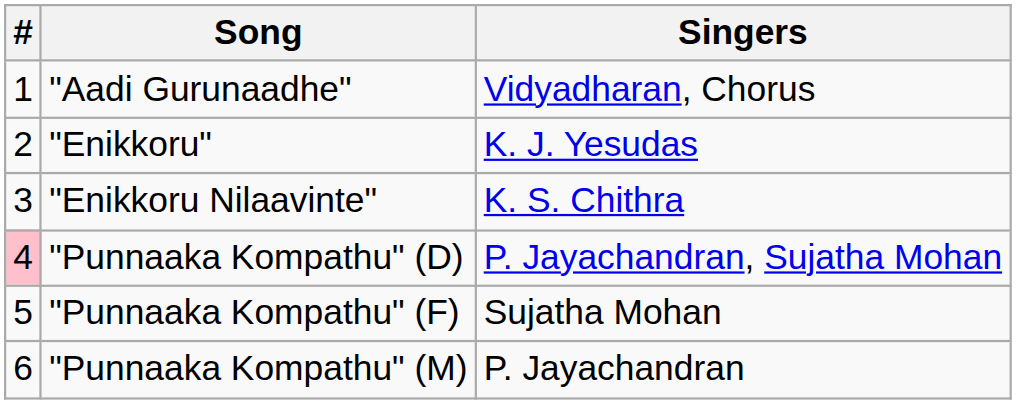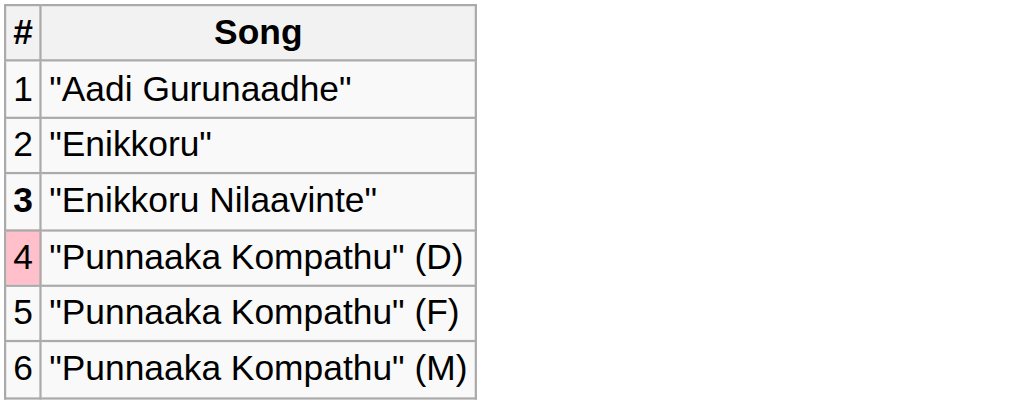- column: (743, 32)
(23, 200) normal -> (23, 200) bold
